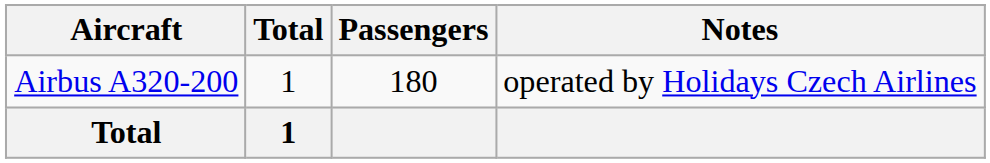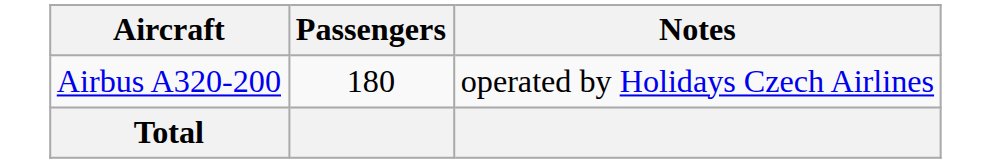- column: (288, 30)
